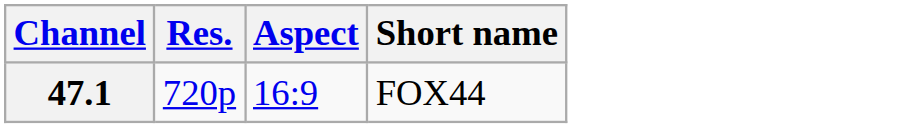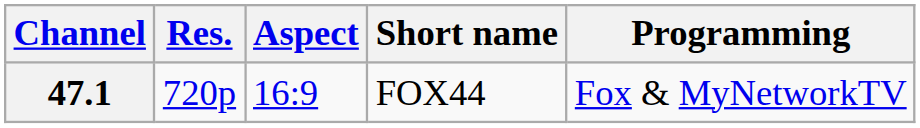+ column: (741, 33)
